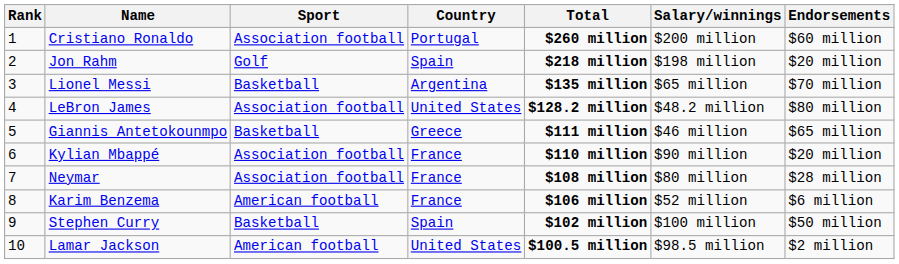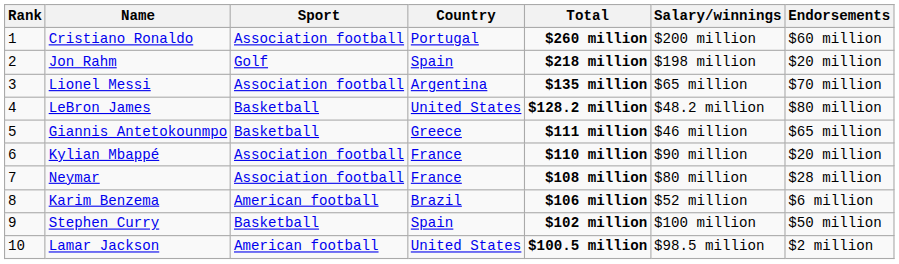(277, 85) Basketball -> (319, 85) Association football
(319, 108) Association football -> (277, 108) Basketball
(436, 201) France -> (436, 201) Brazil
